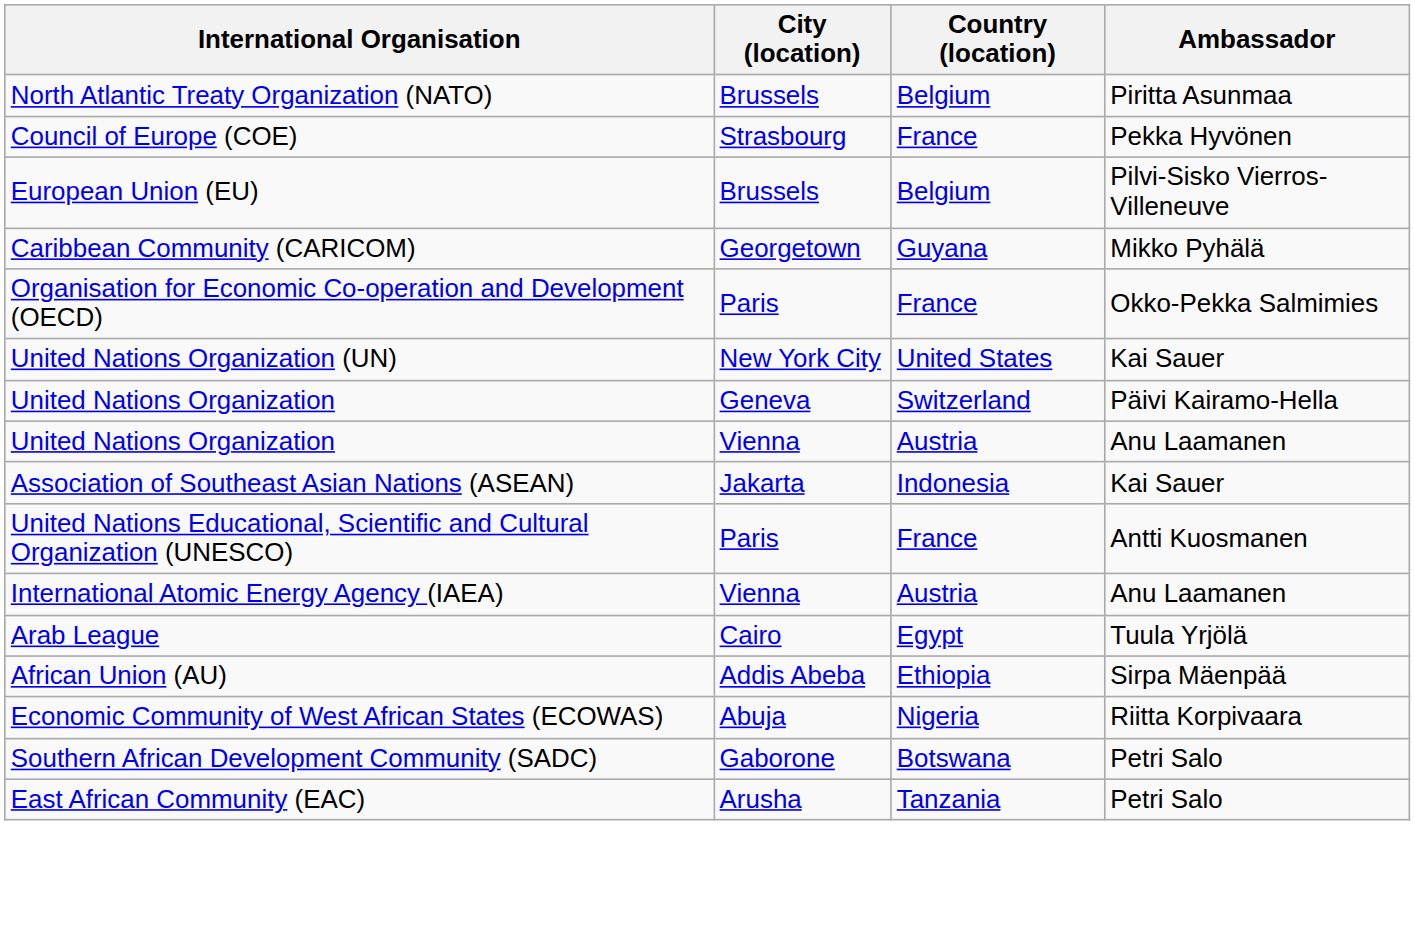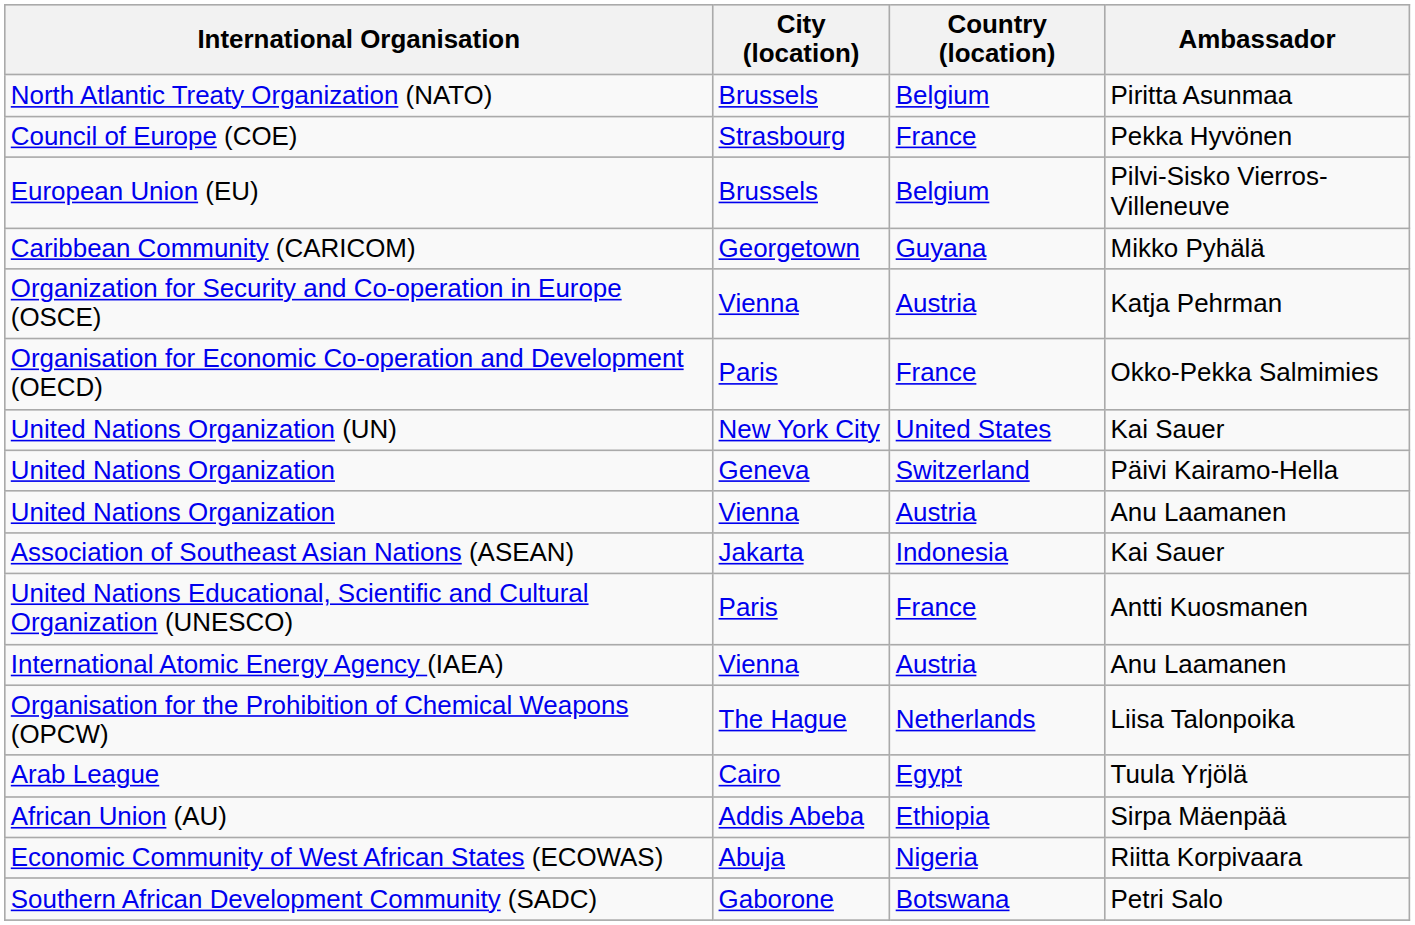+ row: (316, 303)
+ row: (320, 719)
- row: (188, 799)
